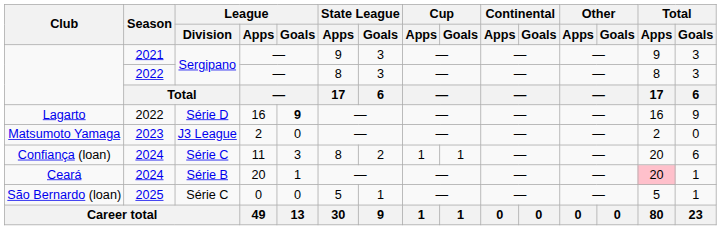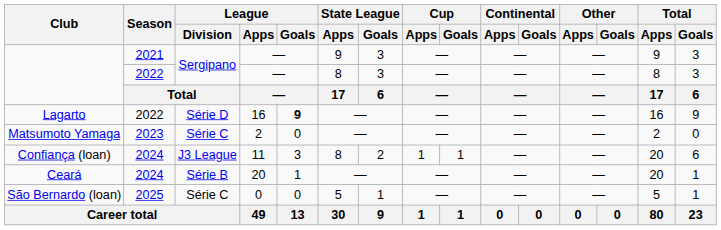(207, 134) J3 League -> (207, 134) Série C
(207, 154) Série C -> (207, 154) J3 League
(656, 174) pink background -> (656, 174) no background
